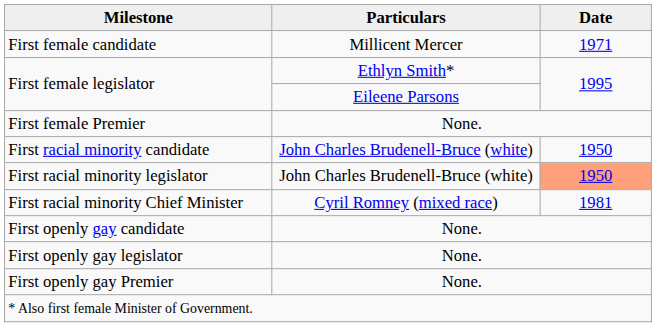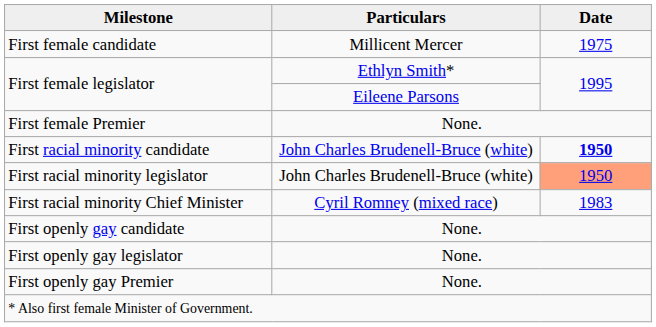(596, 44) 1971 -> (596, 44) 1975
(596, 149) normal -> (596, 149) bold
(596, 202) 1981 -> (596, 202) 1983
